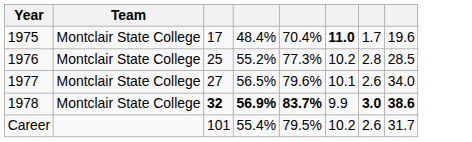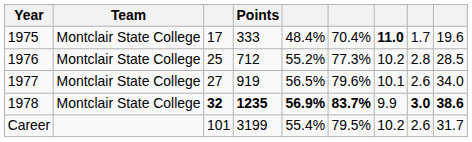+ column: (258, 15)
